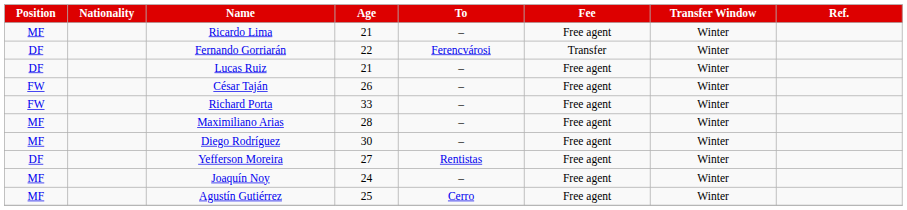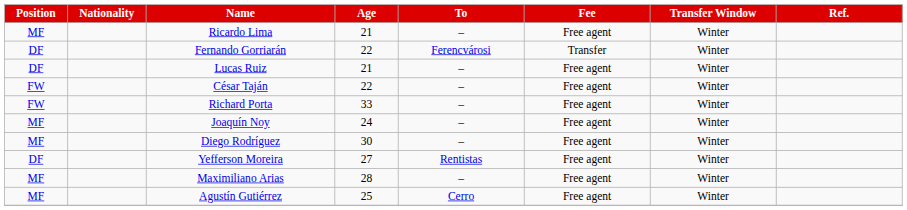(367, 86) 26 -> (367, 86) 22
rows swapped: (240, 178) <-> (240, 123)
